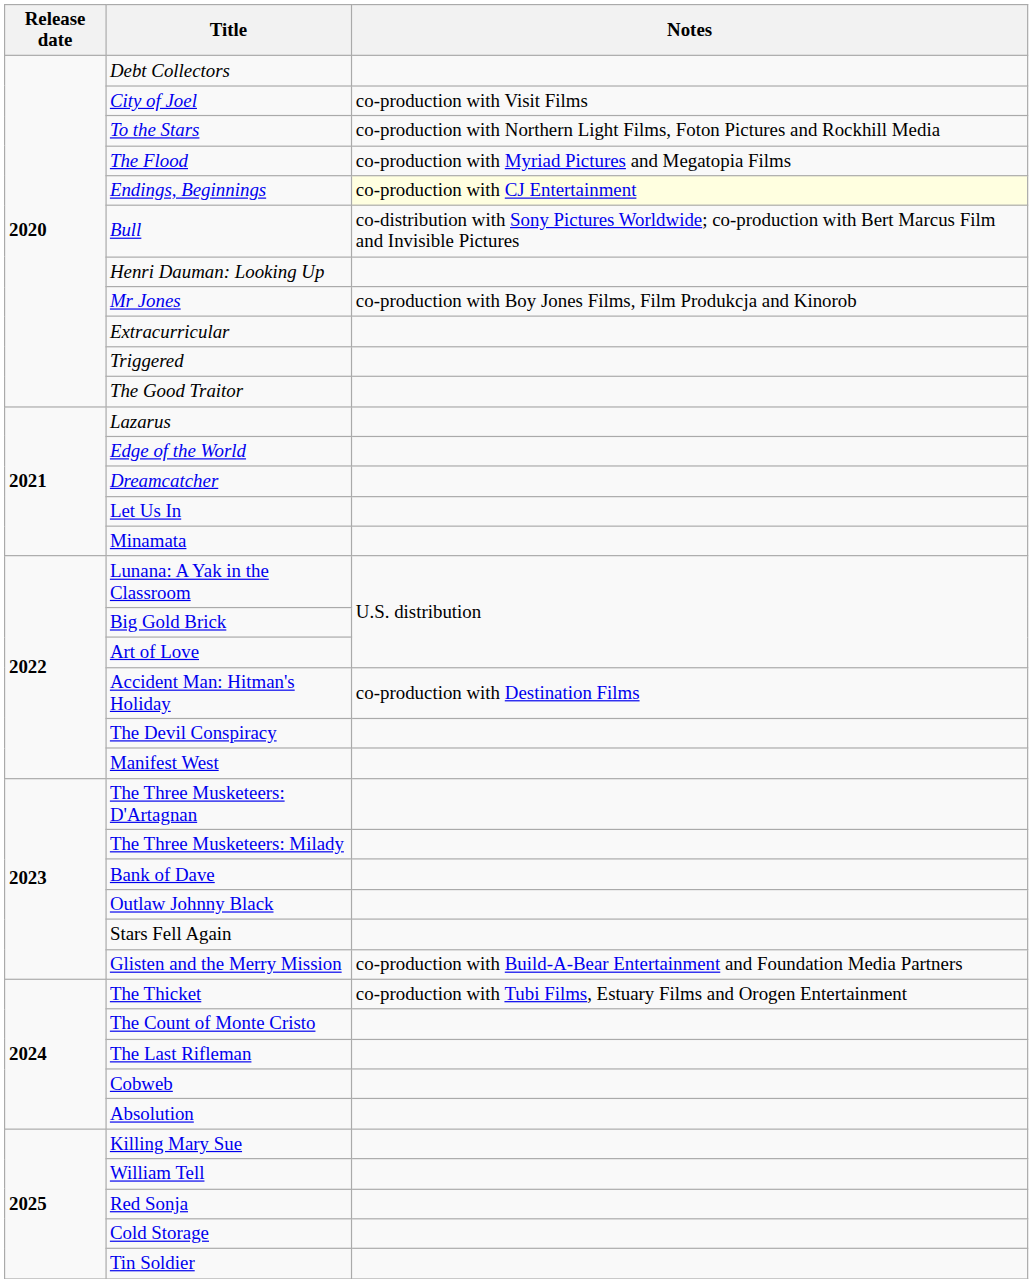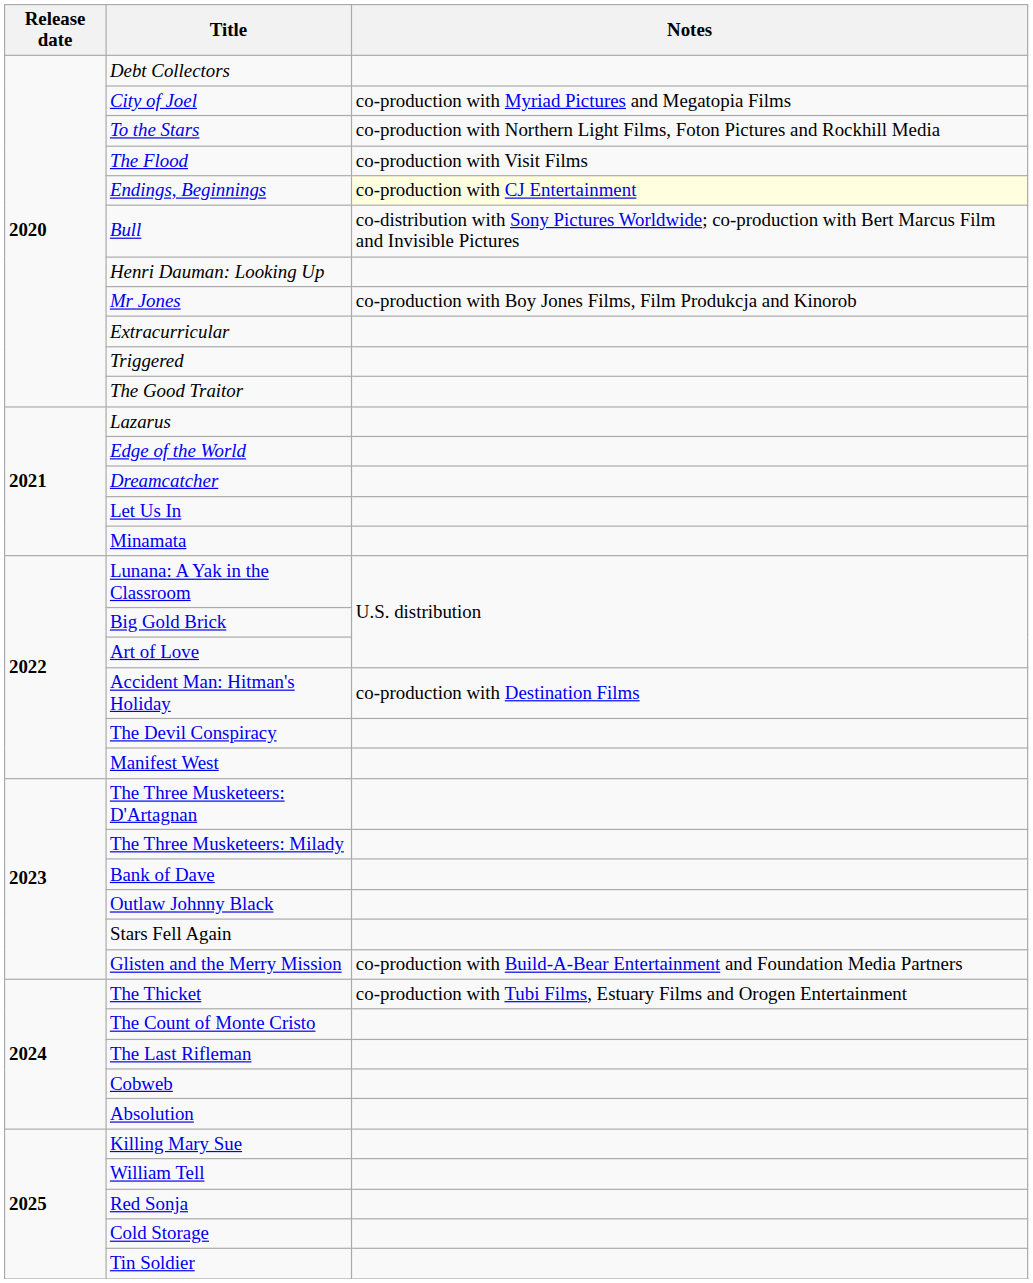(472, 100) co-production with Visit Films -> (573, 100) co-production with Myriad Pictures and Megatopia Films
(573, 160) co-production with Myriad Pictures and Megatopia Films -> (472, 160) co-production with Visit Films
